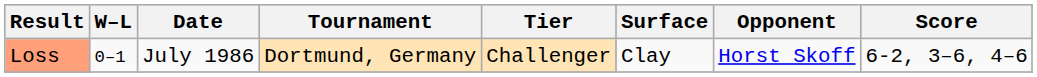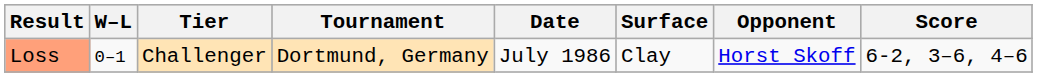columns swapped: (198, 22) <-> (549, 22)
